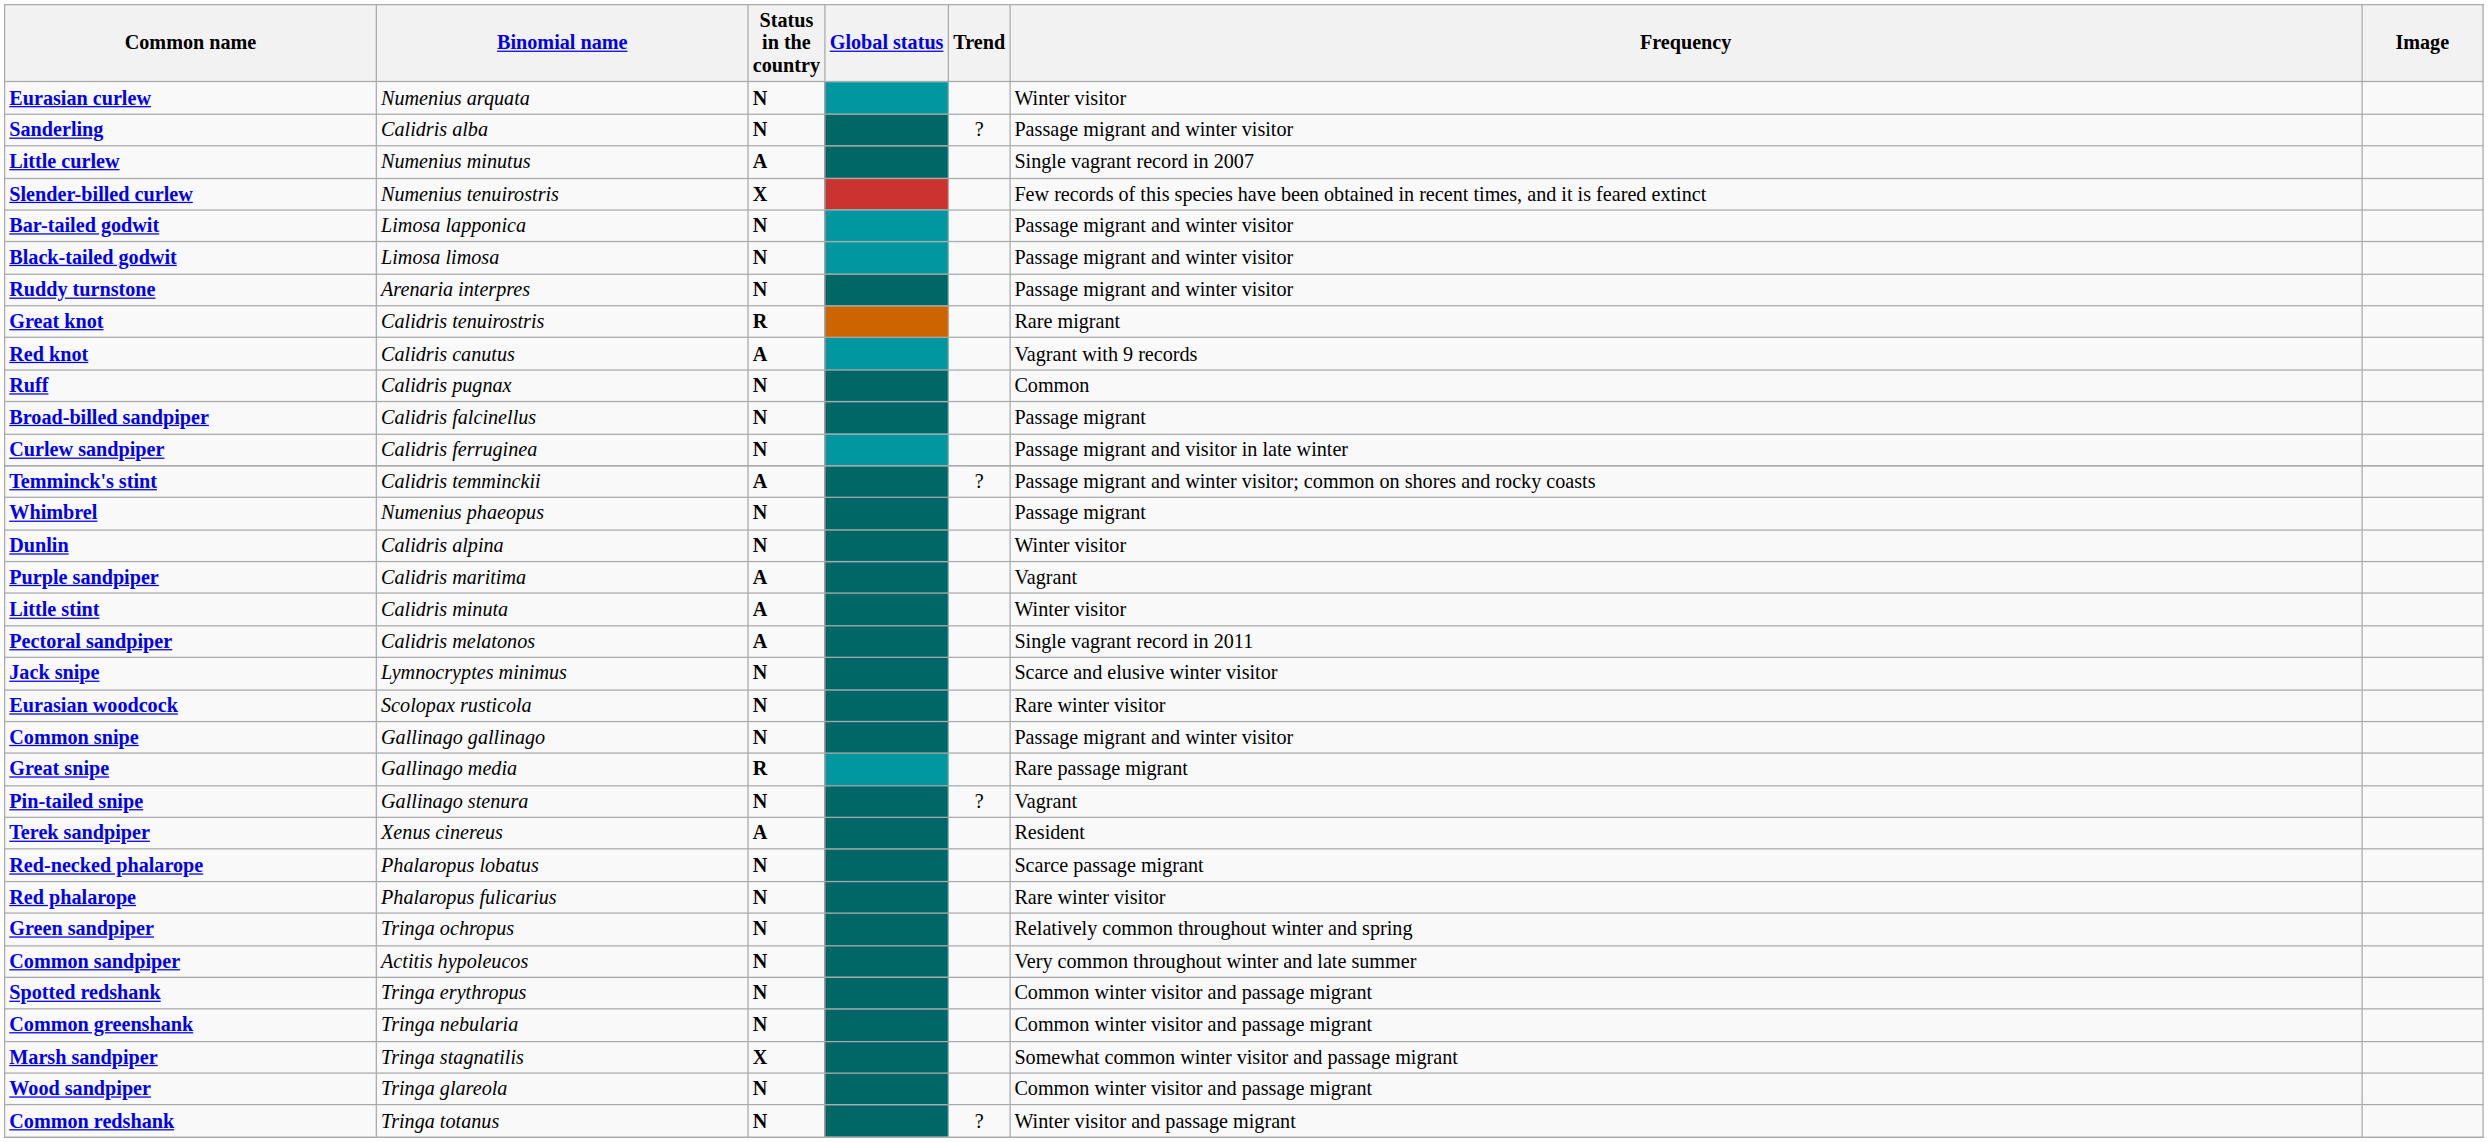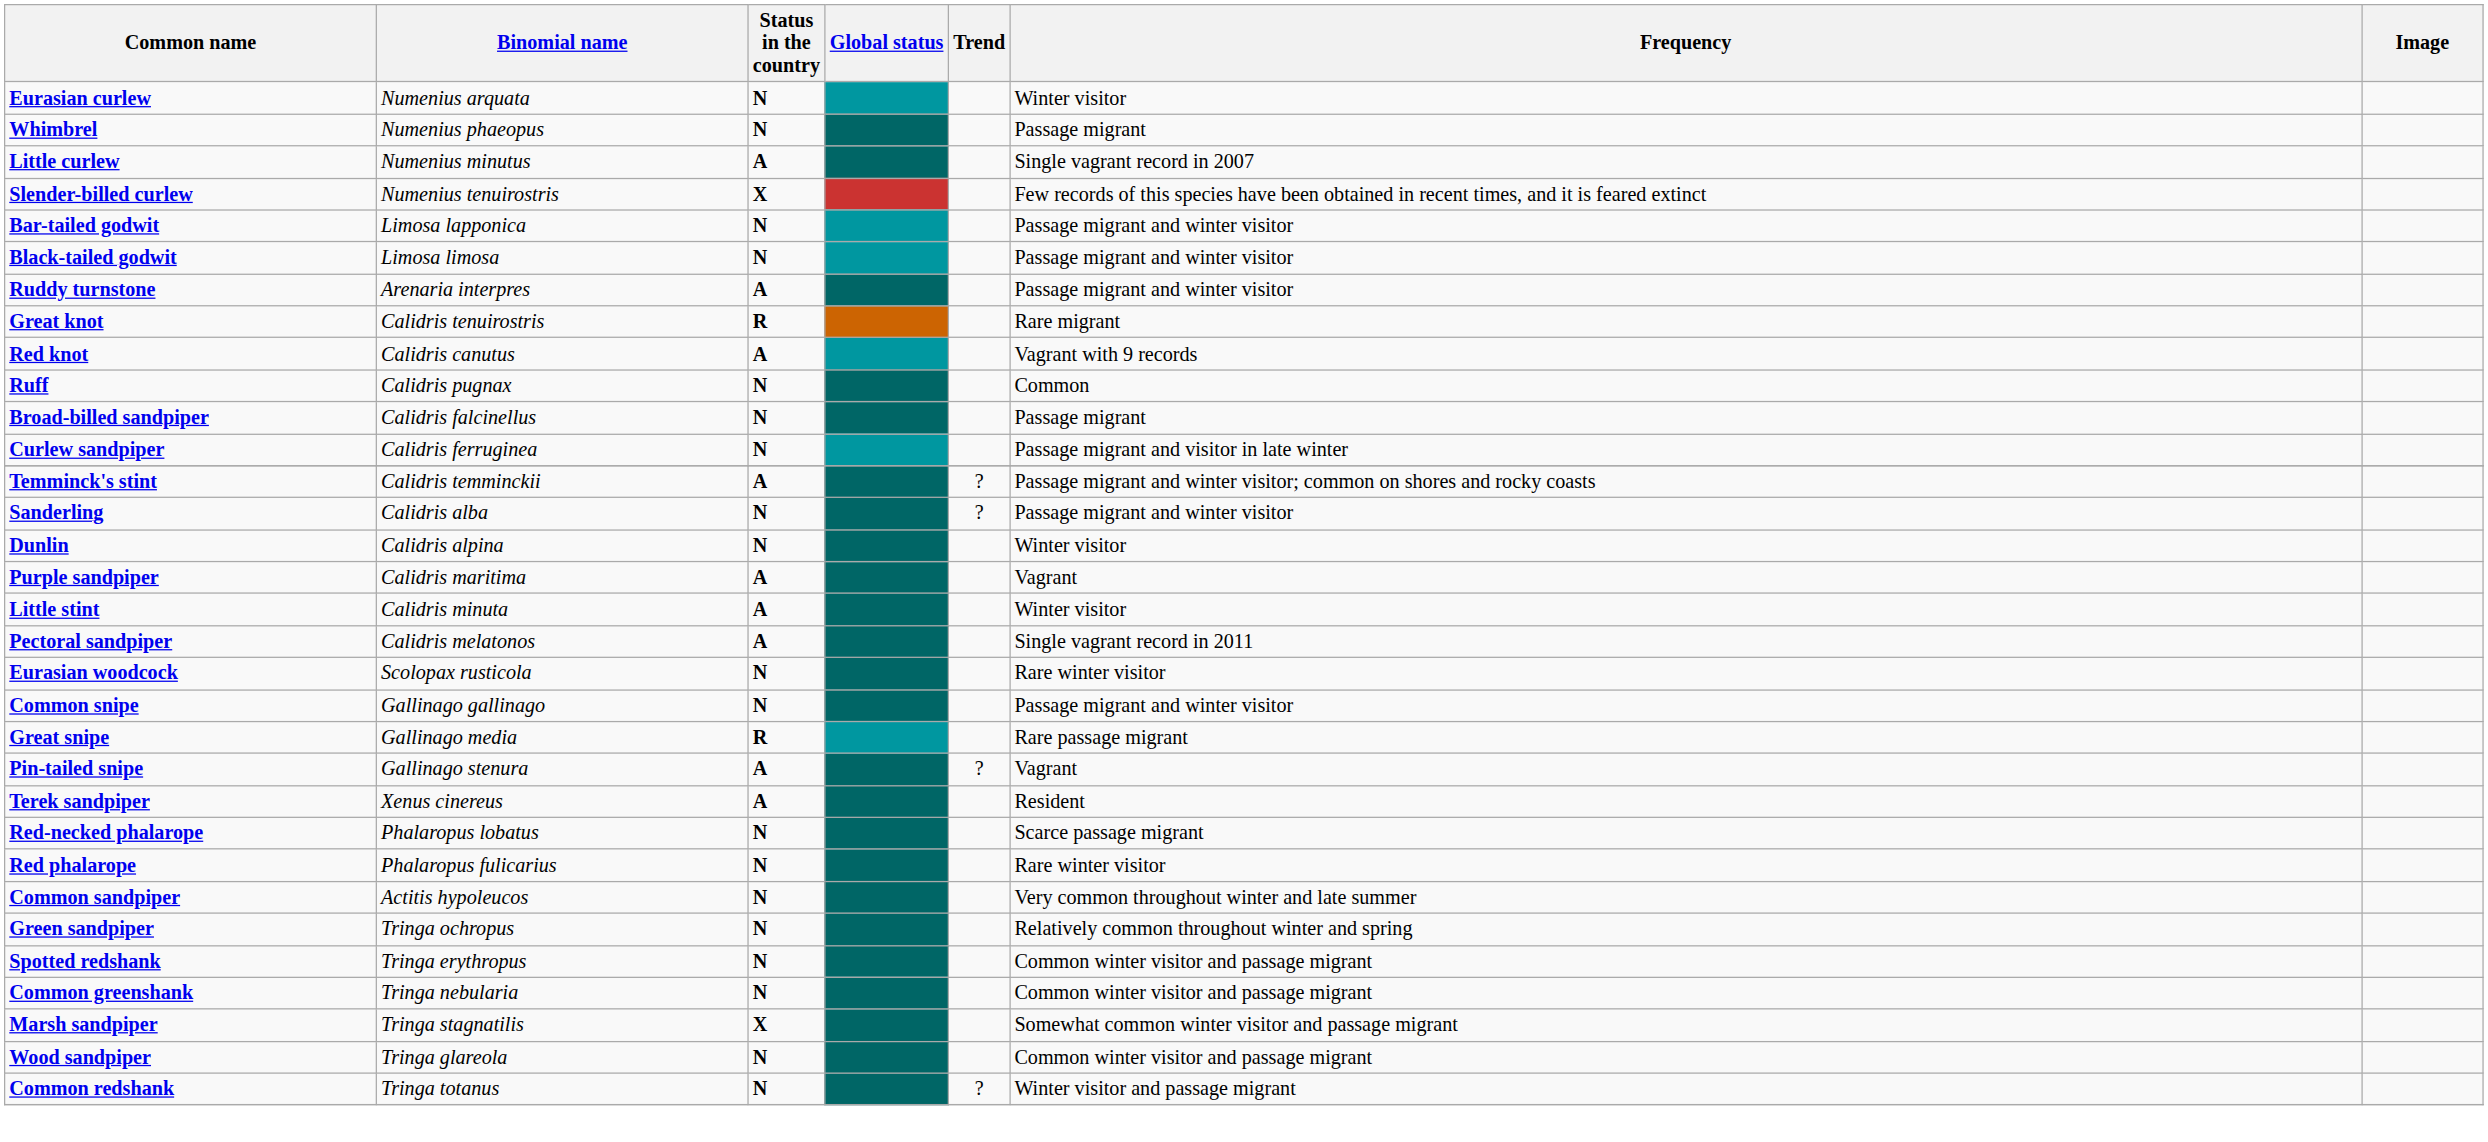rows swapped: (53, 513) <-> (56, 129)
(760, 289) N -> (760, 289) A
- row: (54, 673)
(760, 801) N -> (760, 769) A
rows swapped: (95, 961) <-> (82, 929)
